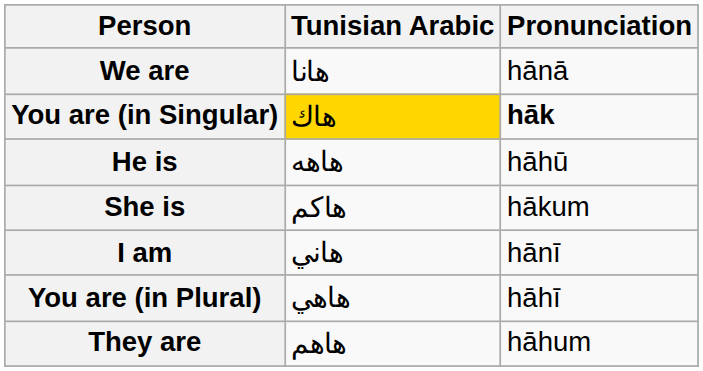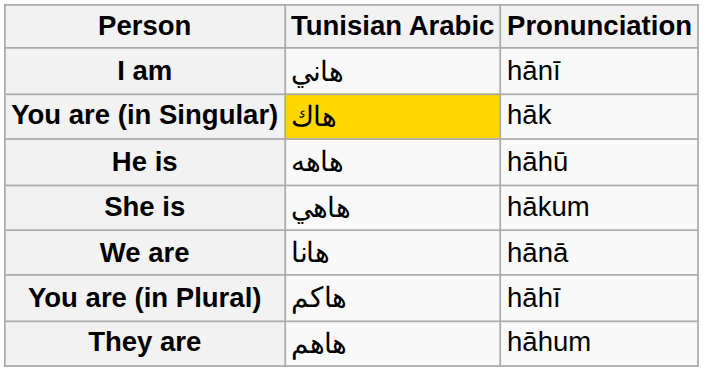rows swapped: (145, 252) <-> (145, 70)
(531, 116) bold -> (529, 116) normal
(318, 207) هاكم -> (320, 207) هاهي
(320, 298) هاهي -> (318, 298) هاكم
